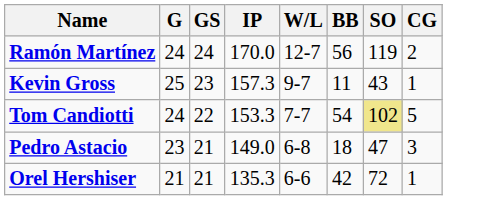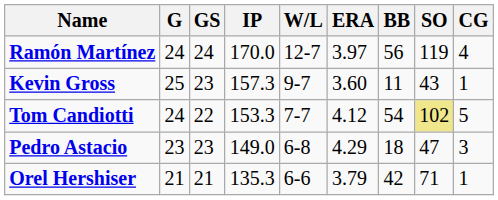+ column: (353, 20)
(412, 52) 2 -> (464, 52) 4
(204, 147) 21 -> (204, 147) 23
(378, 178) 72 -> (429, 178) 71
